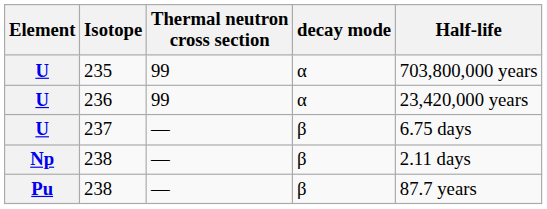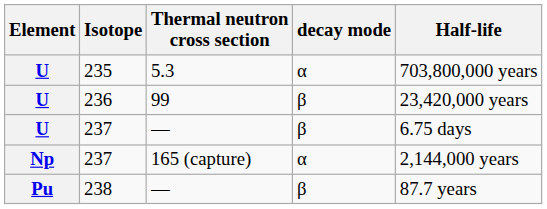(160, 70) 99 -> (163, 70) 5.3
(302, 99) α -> (302, 99) β
+ row: (42, 159)
- row: (42, 159)
